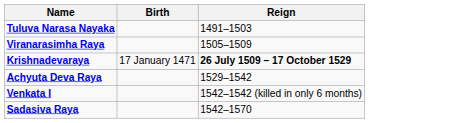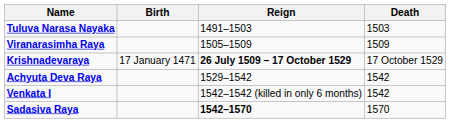+ column: (405, 12)
(226, 110) normal -> (226, 110) bold
